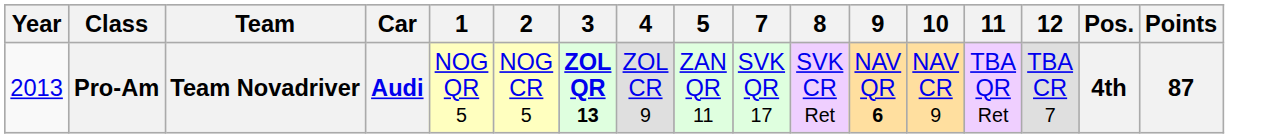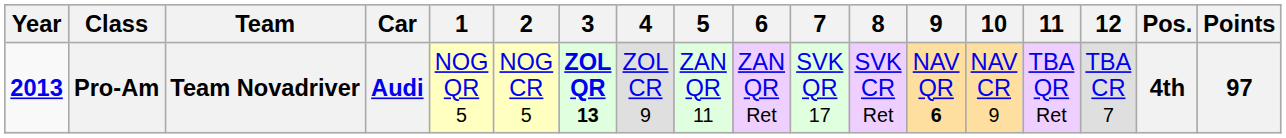+ column: (761, 24)
(37, 87) normal -> (37, 87) bold
(1181, 87) 87 -> (1239, 87) 97
